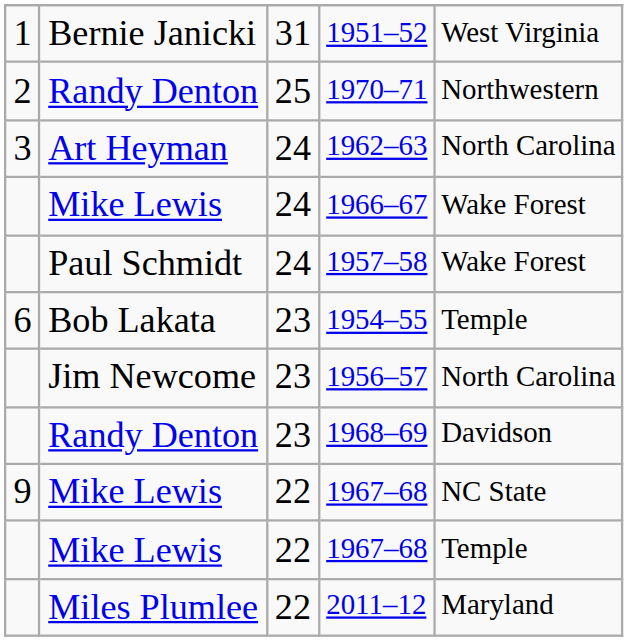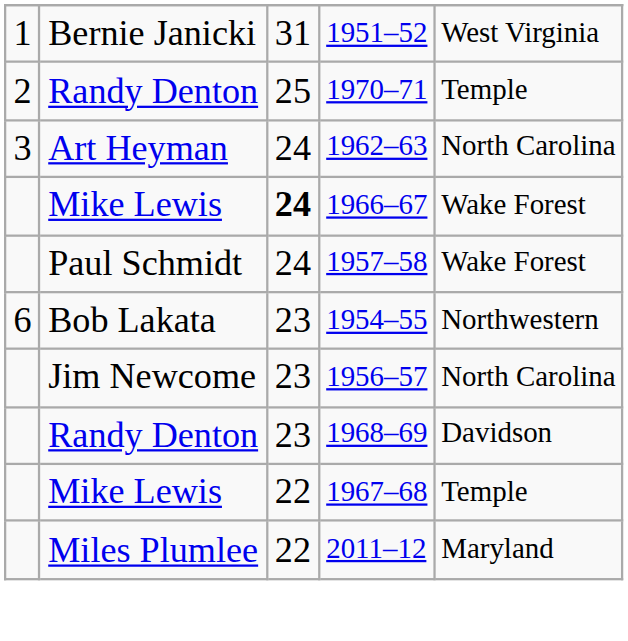(520, 90) Northwestern -> (484, 90) Temple
(293, 205) normal -> (293, 205) bold
(484, 319) Temple -> (520, 319) Northwestern
- row: (23, 491)
